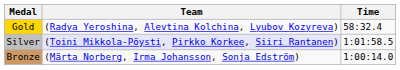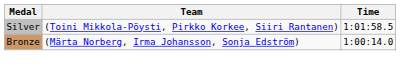- row: (23, 27)
(192, 42) lavender background -> (192, 27) no background
